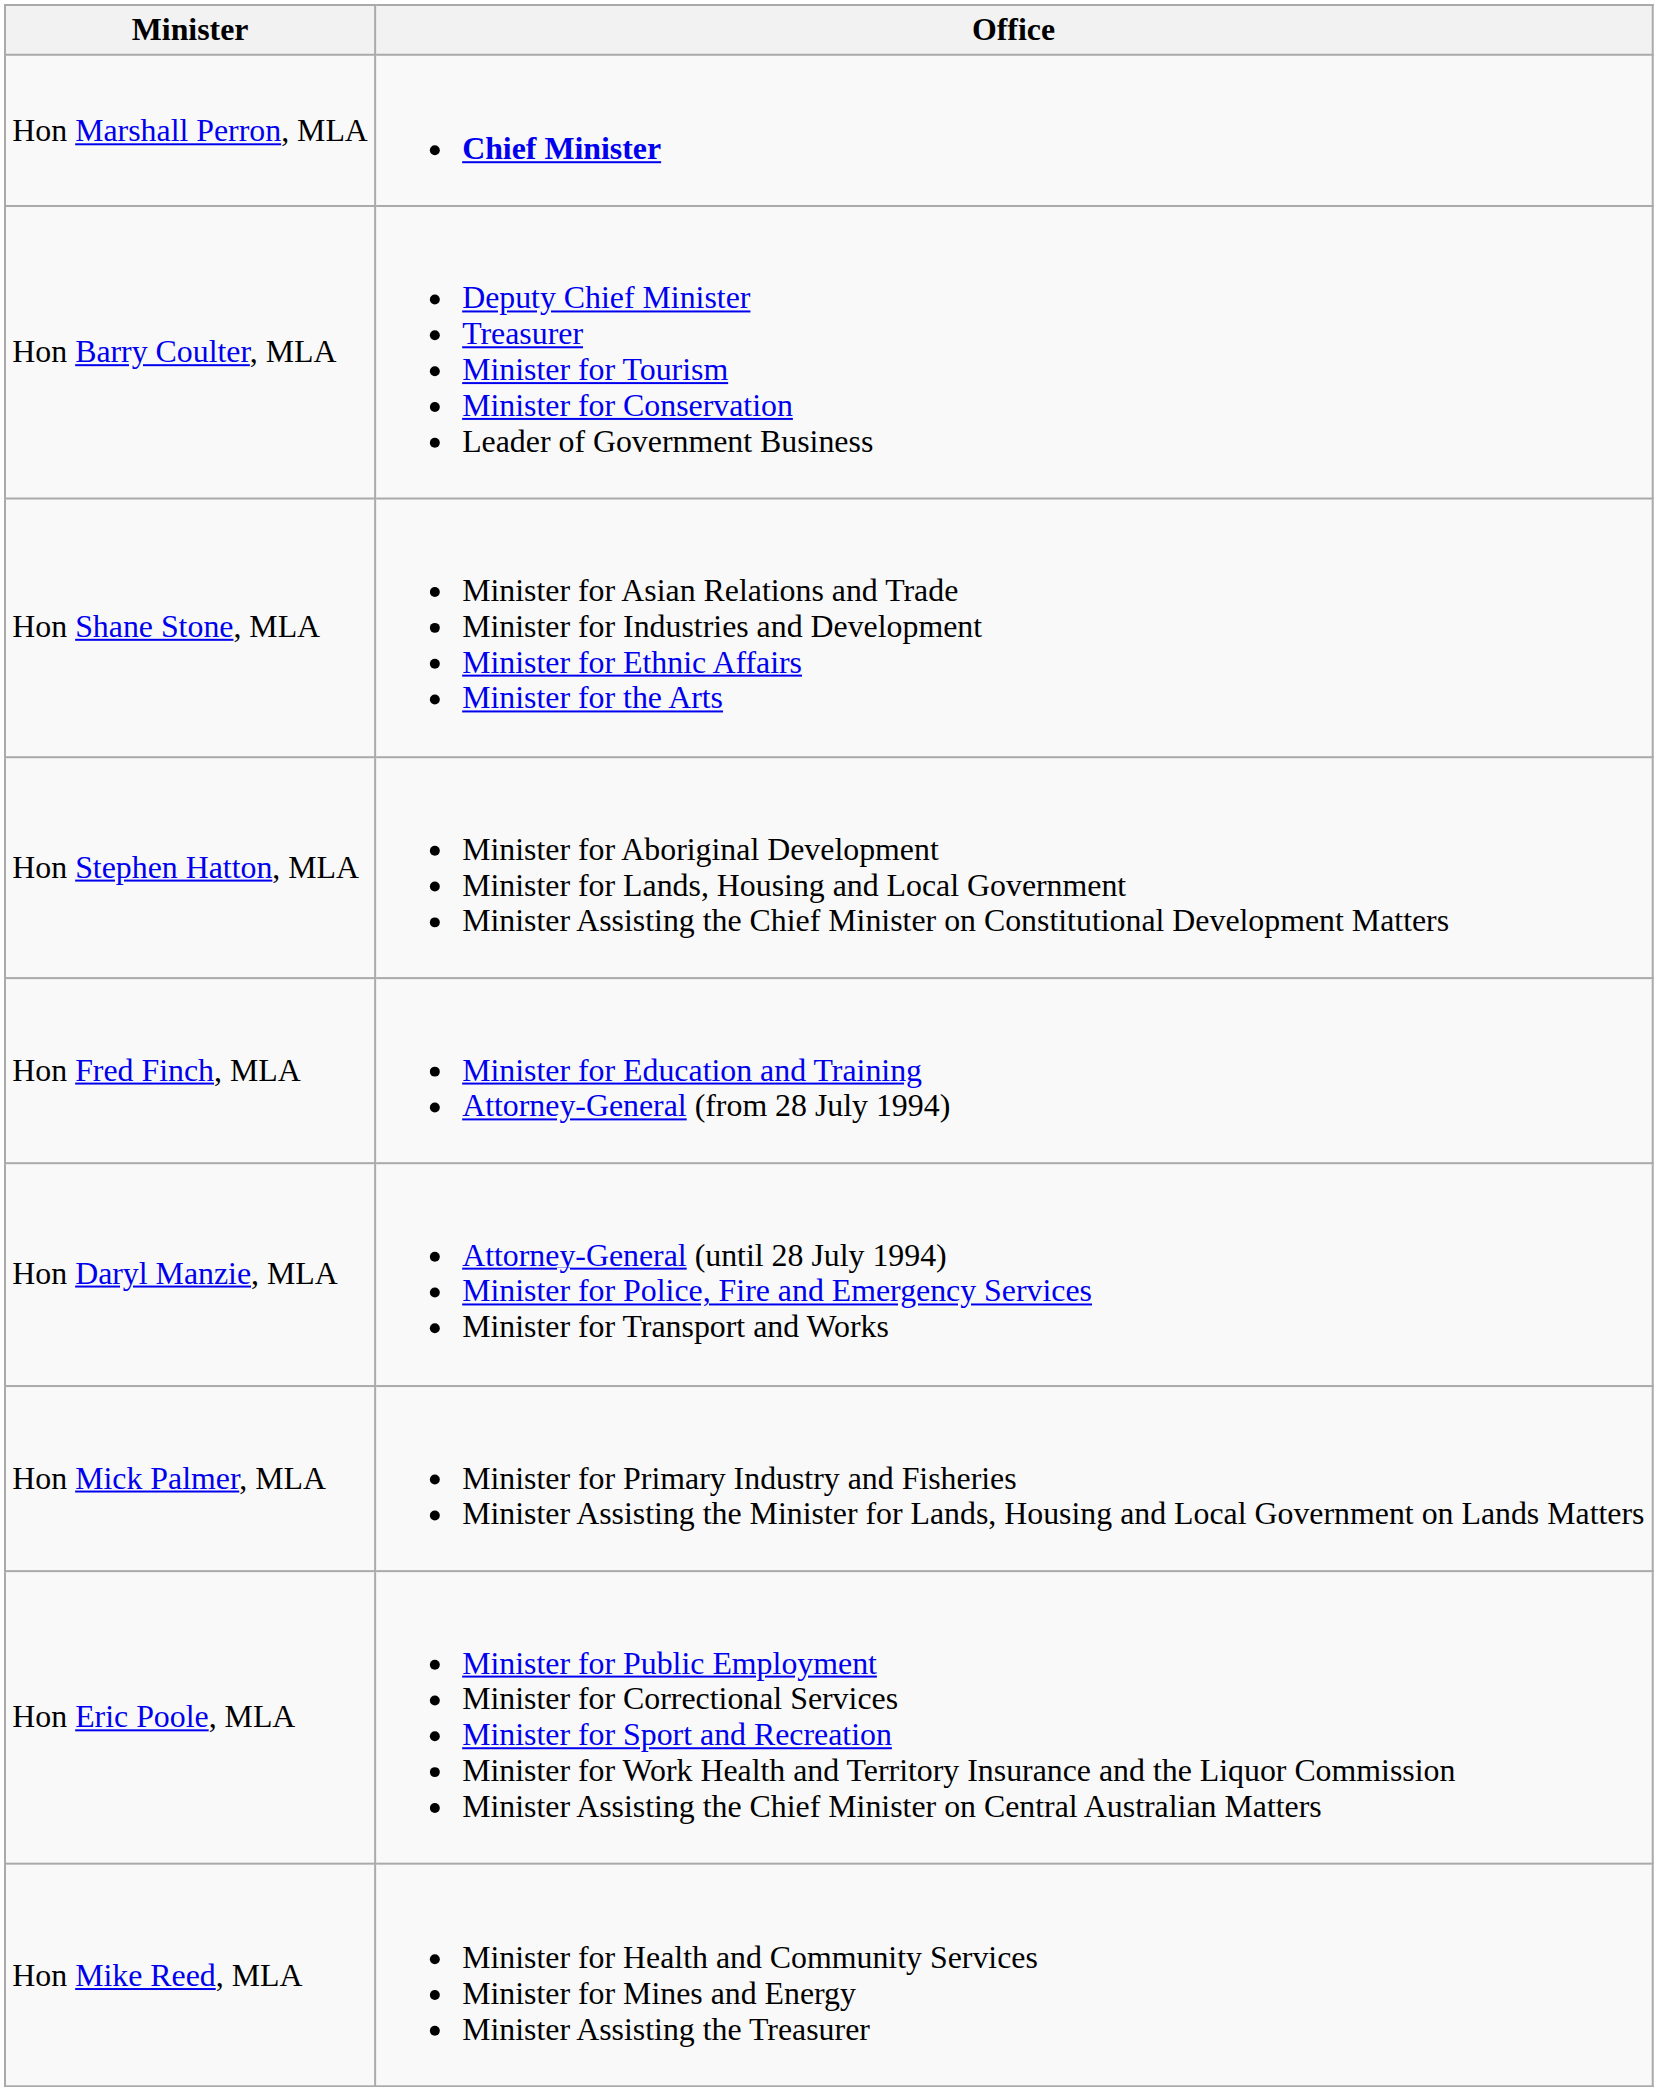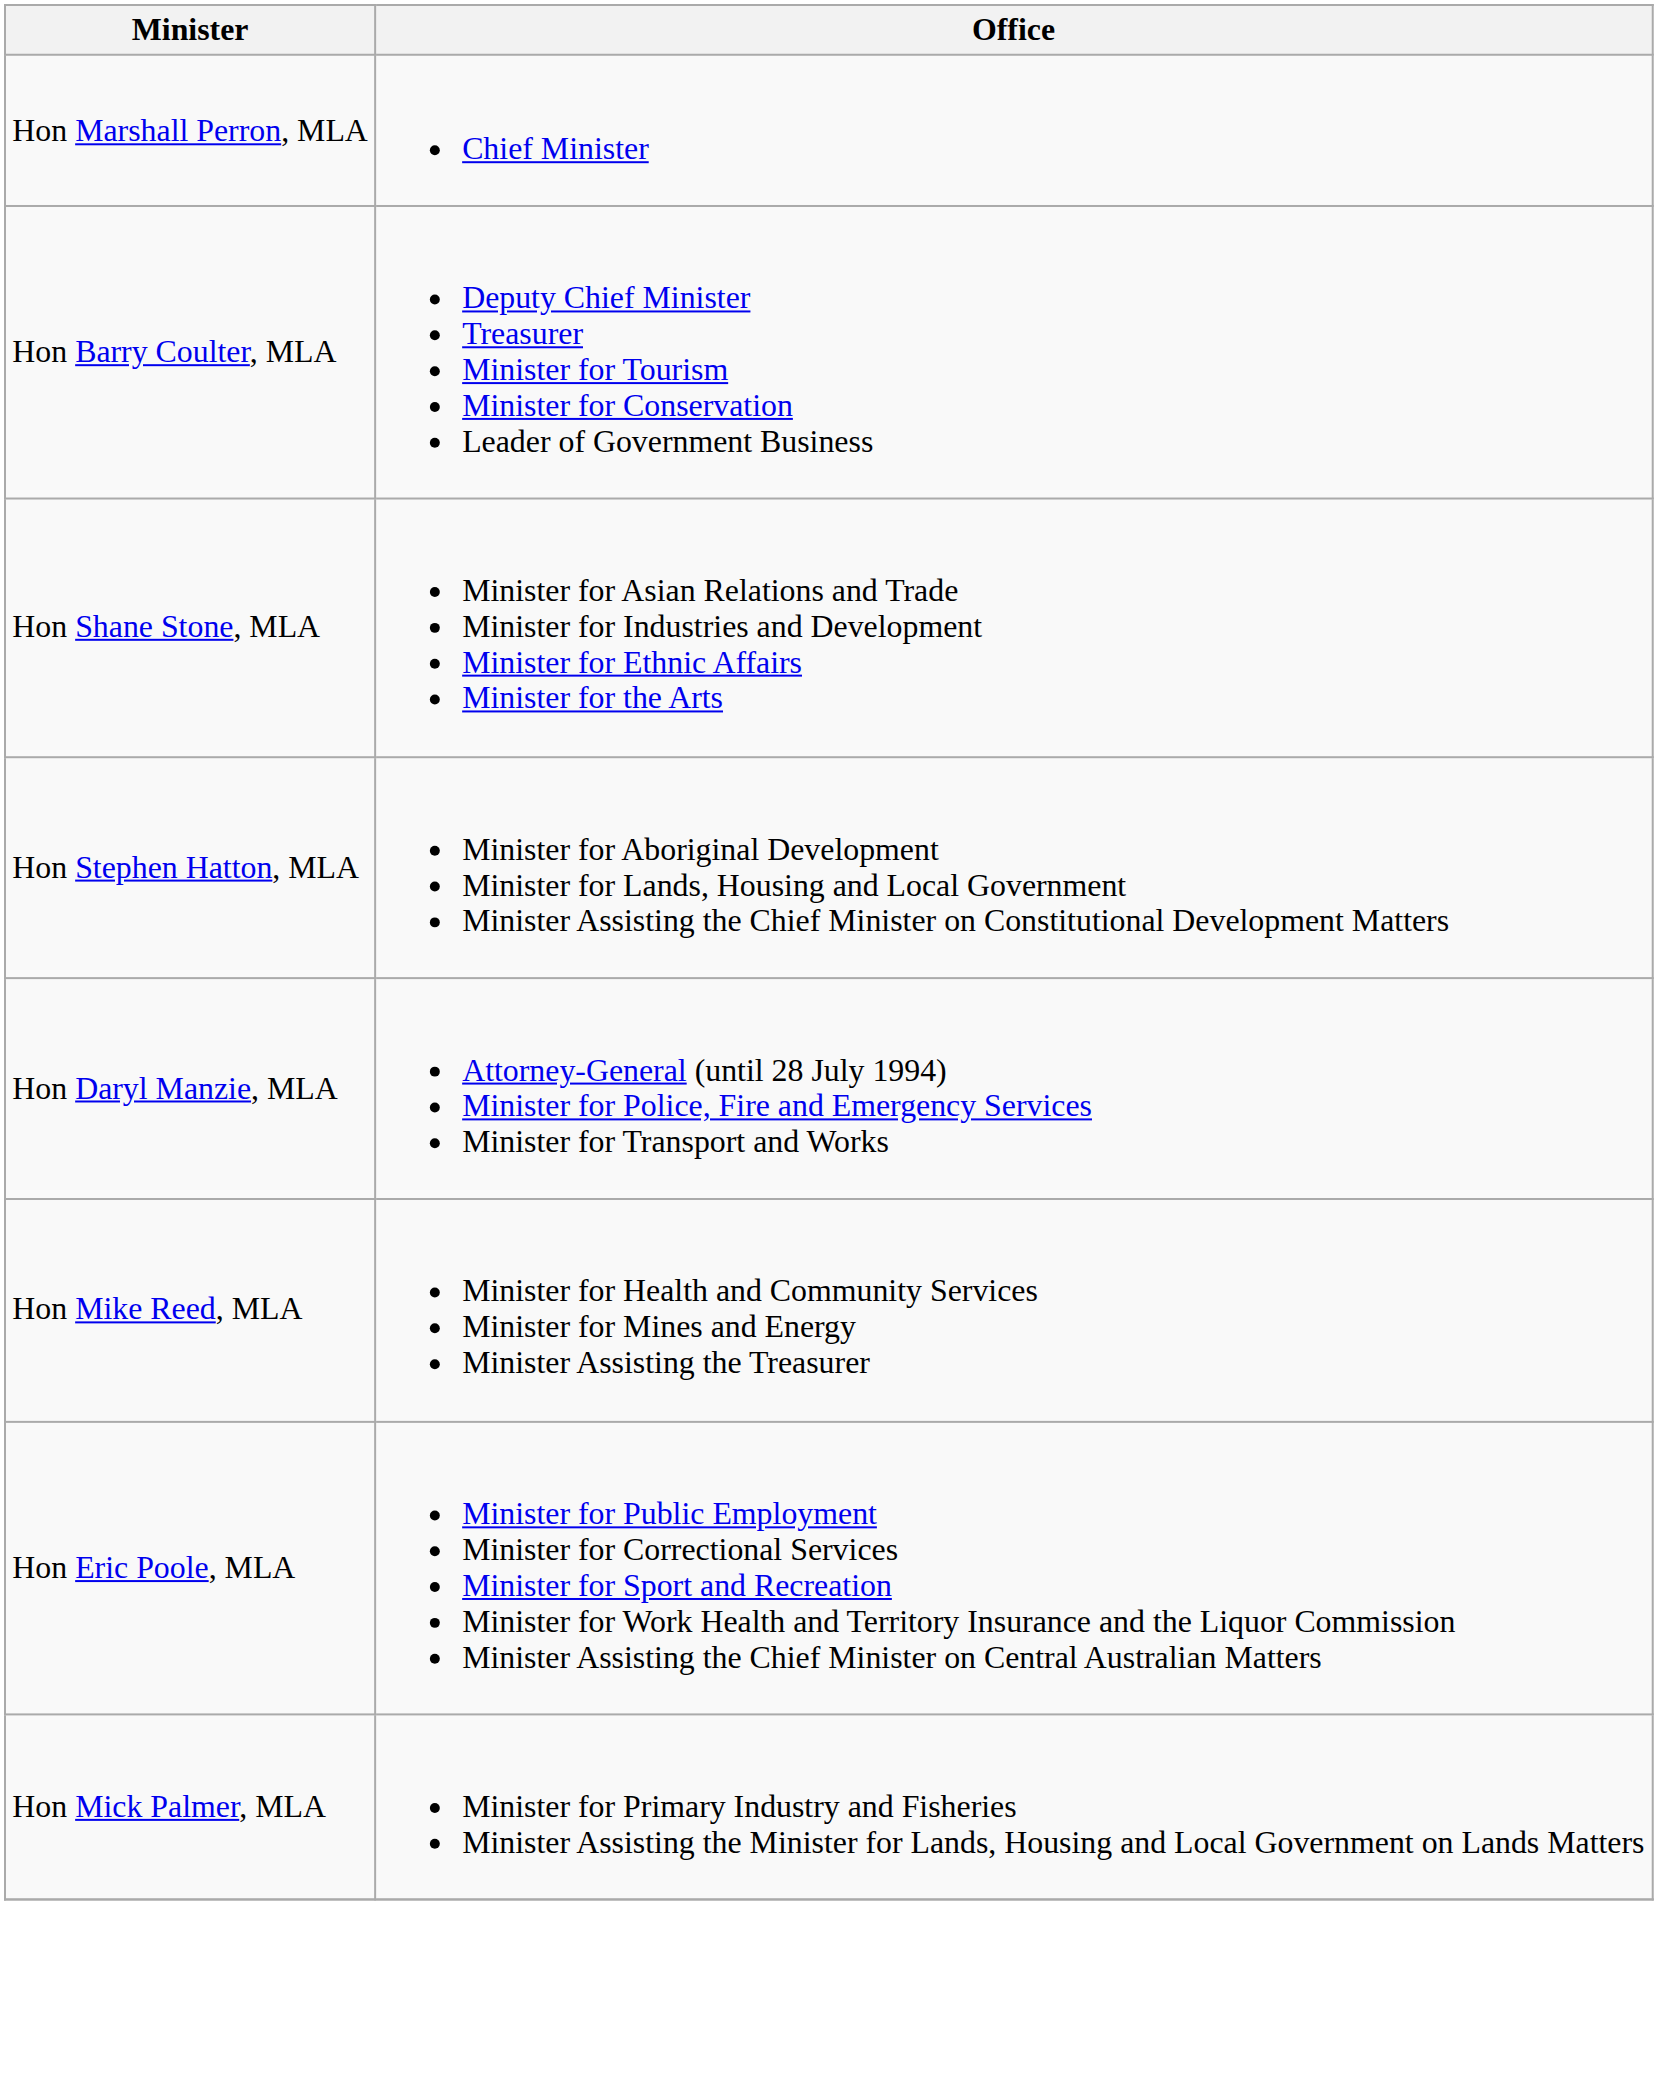(1014, 148) bold -> (1014, 148) normal
- row: (157, 1070)
rows swapped: (157, 1974) <-> (169, 1477)
